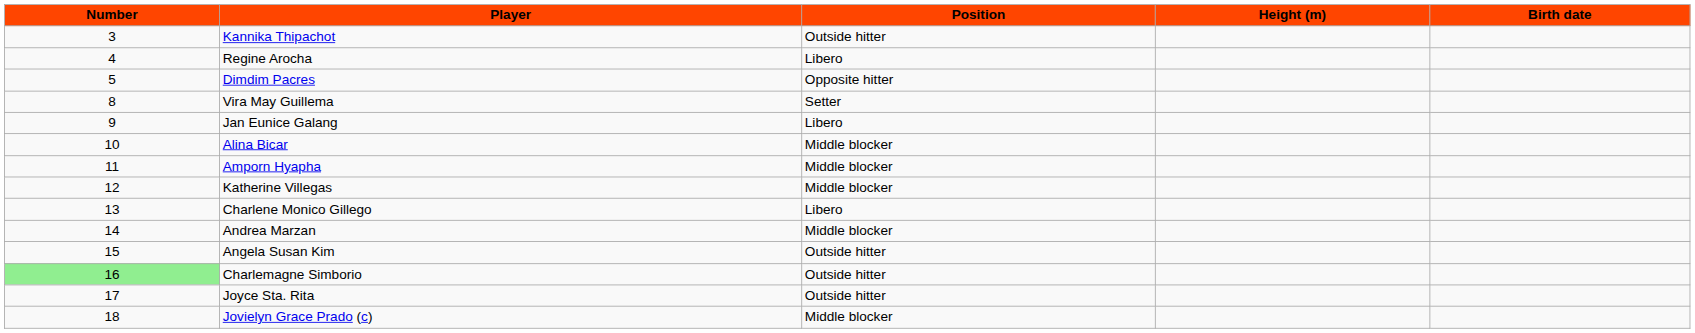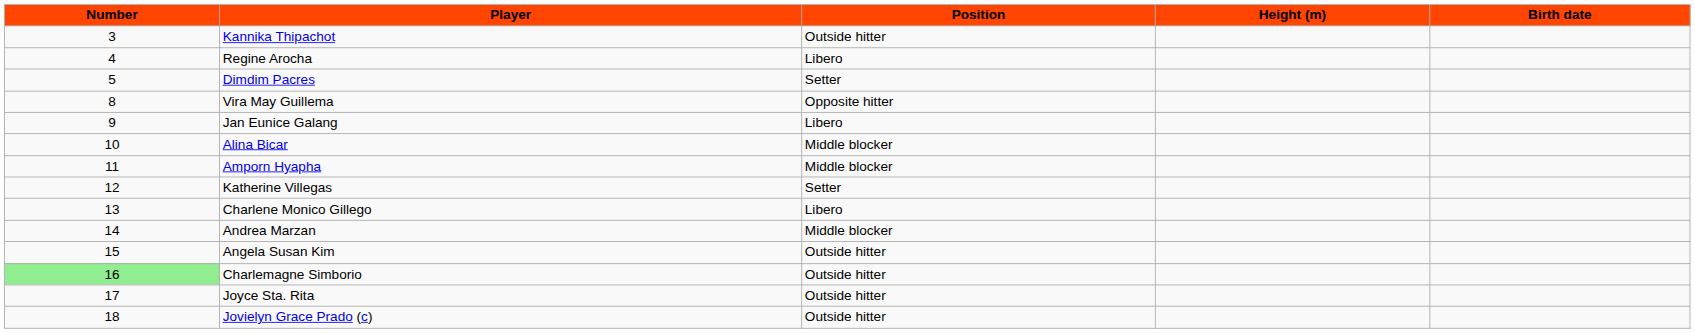(849, 79) Opposite hitter -> (823, 79) Setter
(823, 101) Setter -> (849, 101) Opposite hitter
(849, 187) Middle blocker -> (823, 187) Setter
(849, 317) Middle blocker -> (845, 317) Outside hitter
